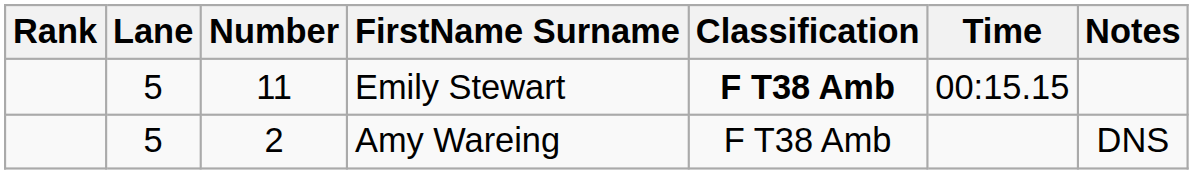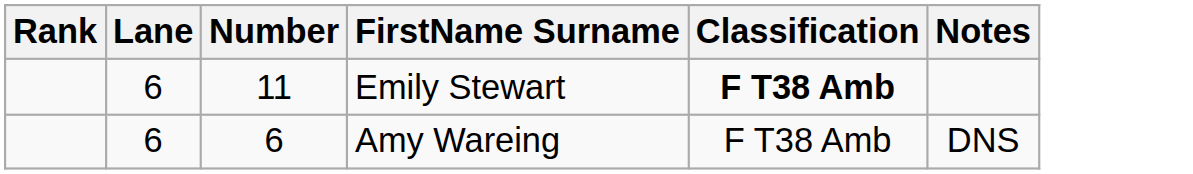- column: (1002, 31)
(153, 86) 5 -> (153, 86) 6
(153, 140) 5 -> (153, 140) 6
(274, 140) 2 -> (274, 140) 6
